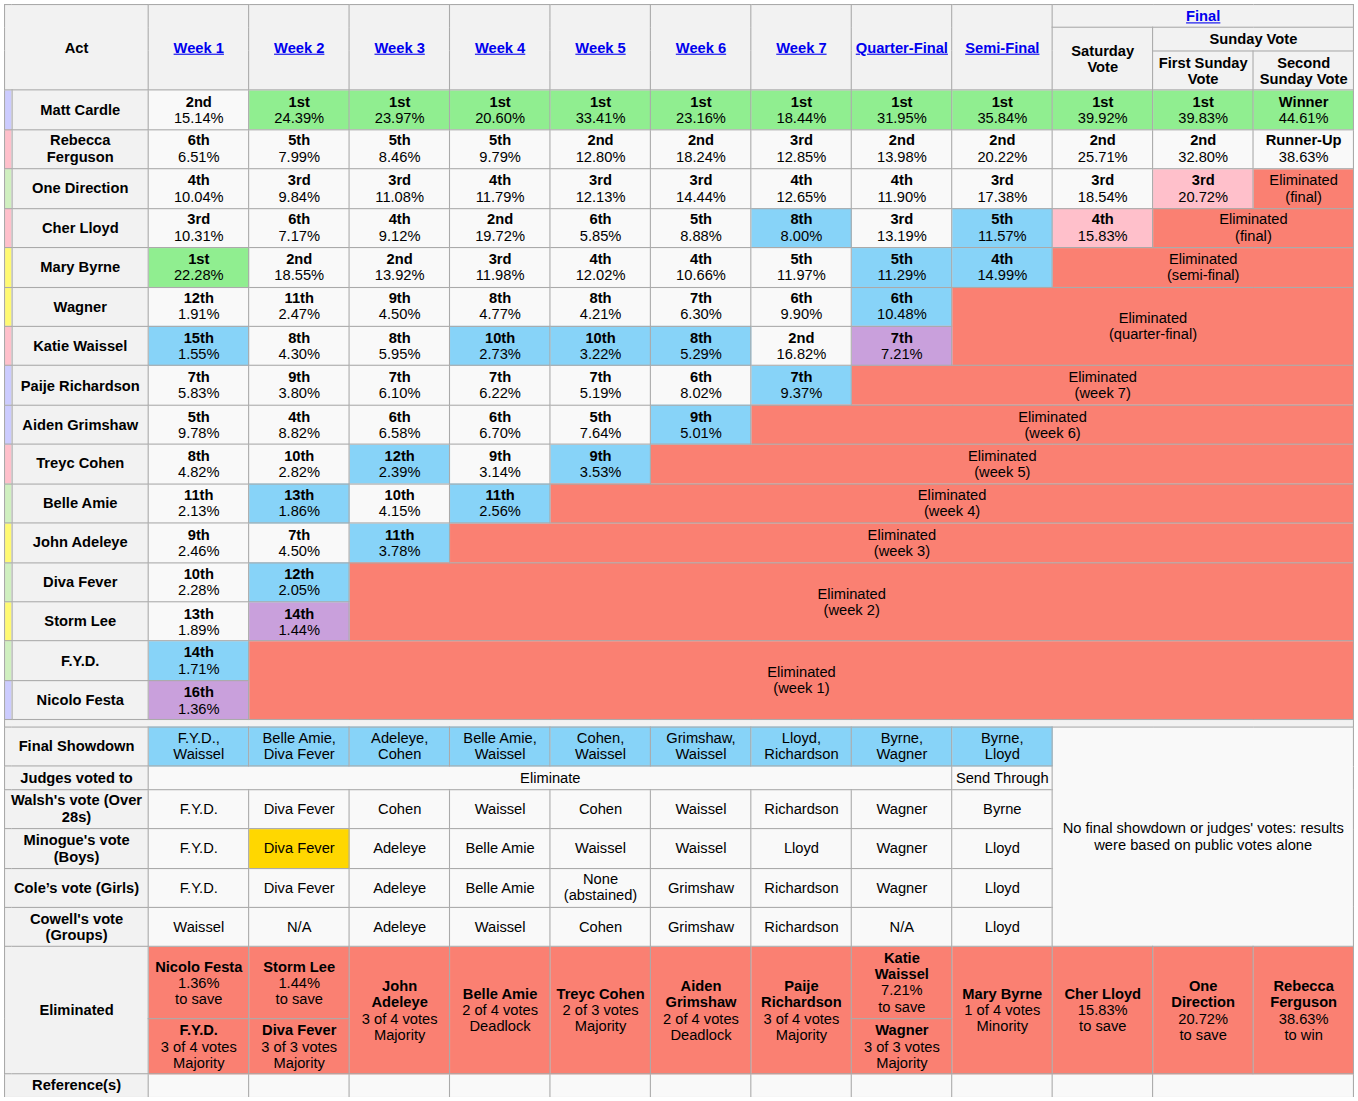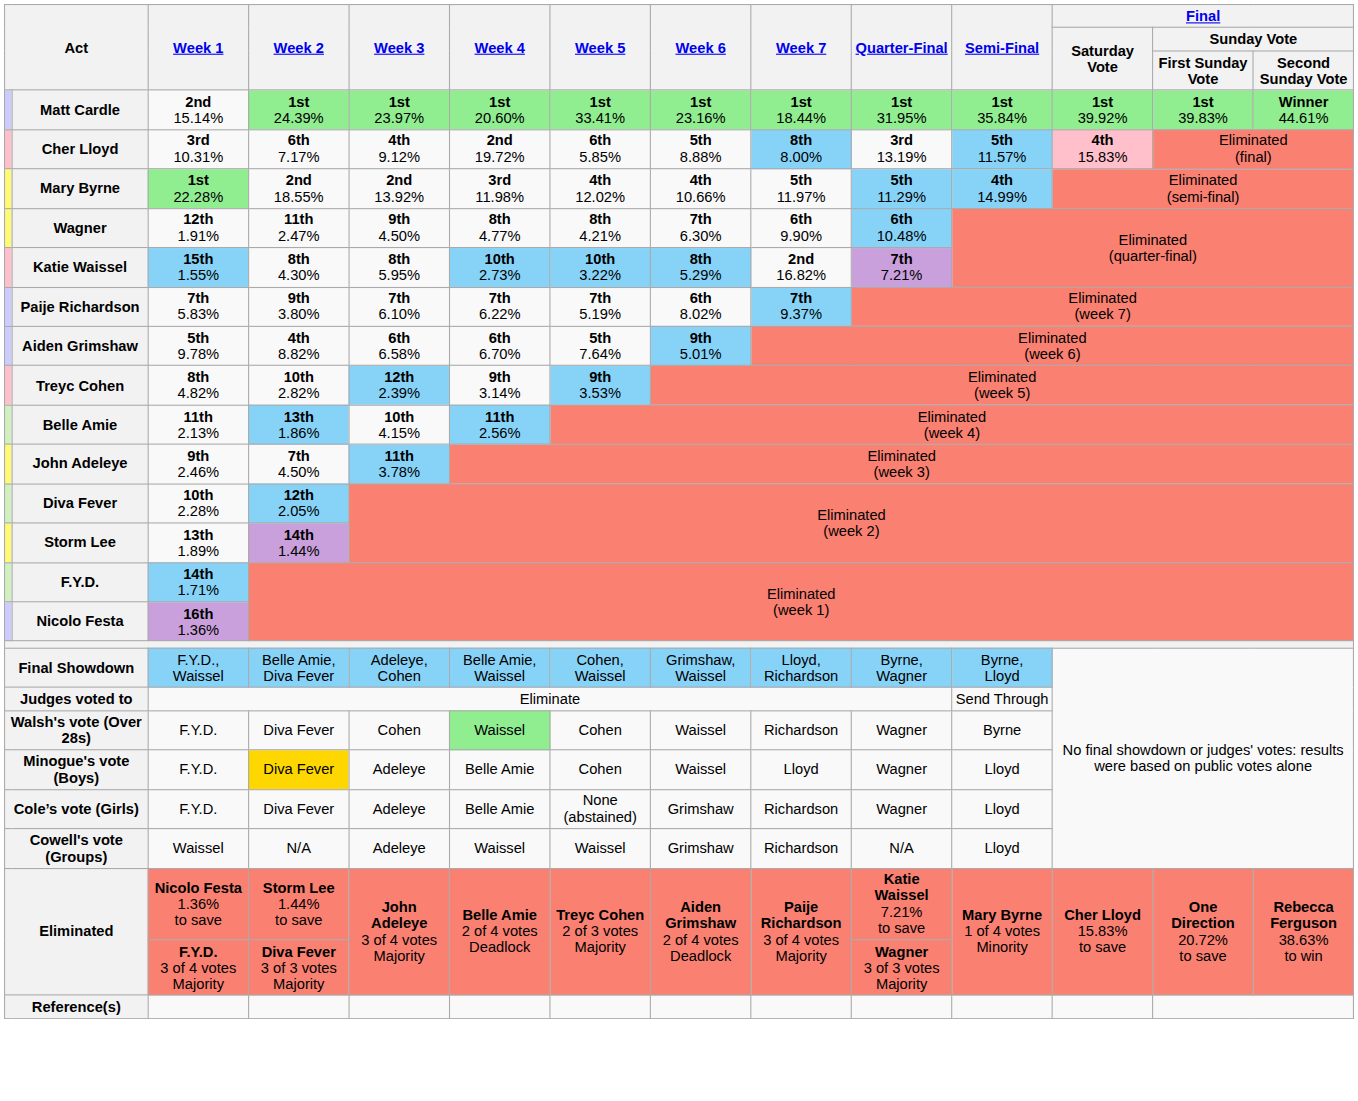- row: (80, 149)
- row: (80, 188)
(500, 809) no background -> (500, 730) lightgreen background
(601, 848) Waissel -> (600, 769) Cohen
(601, 927) Cohen -> (600, 848) Waissel
